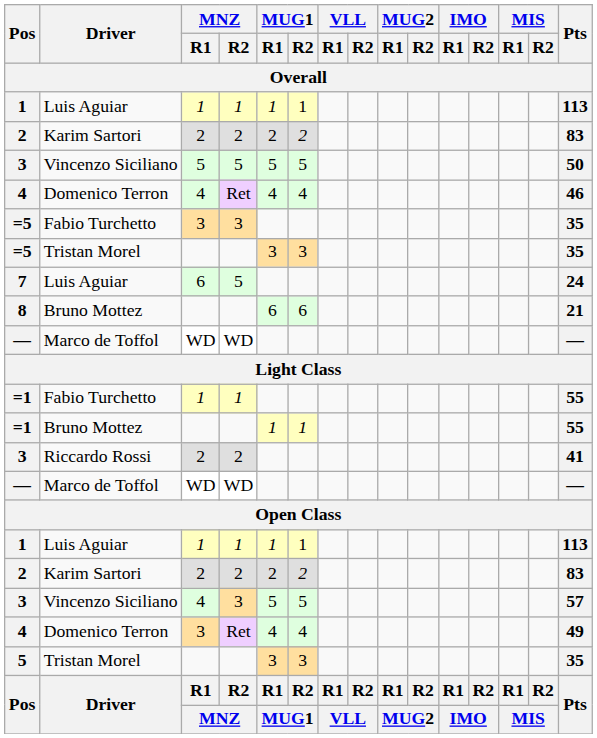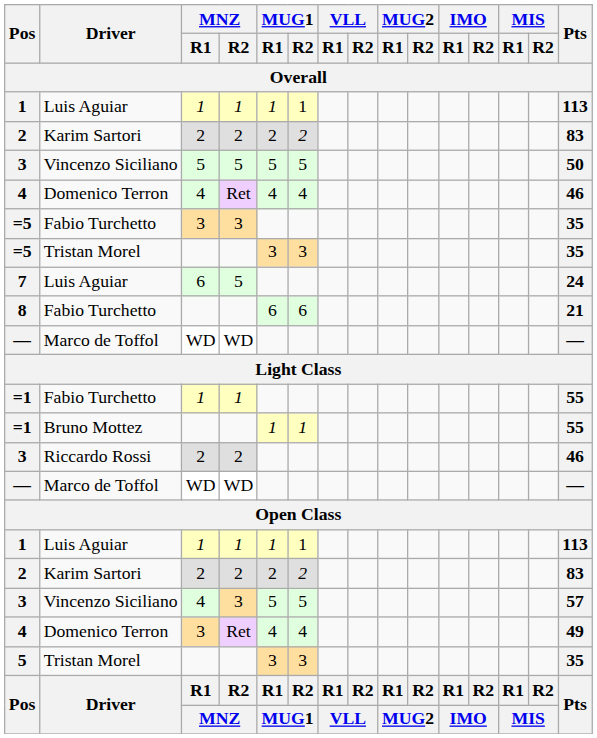(93, 310) Bruno Mottez -> (100, 310) Fabio Turchetto
(575, 456) 41 -> (575, 456) 46
